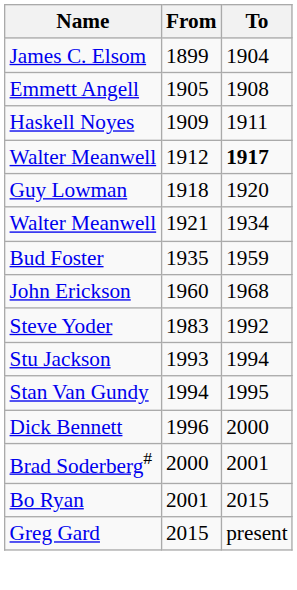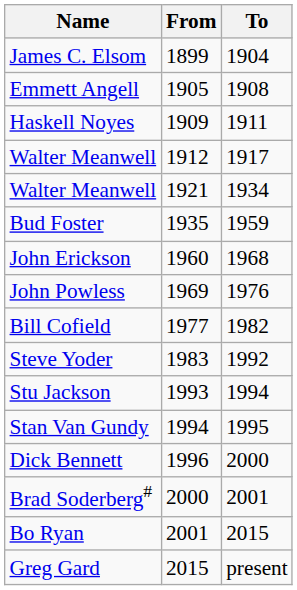(247, 156) bold -> (247, 156) normal
- row: (68, 190)
+ row: (67, 291)
+ row: (60, 325)
